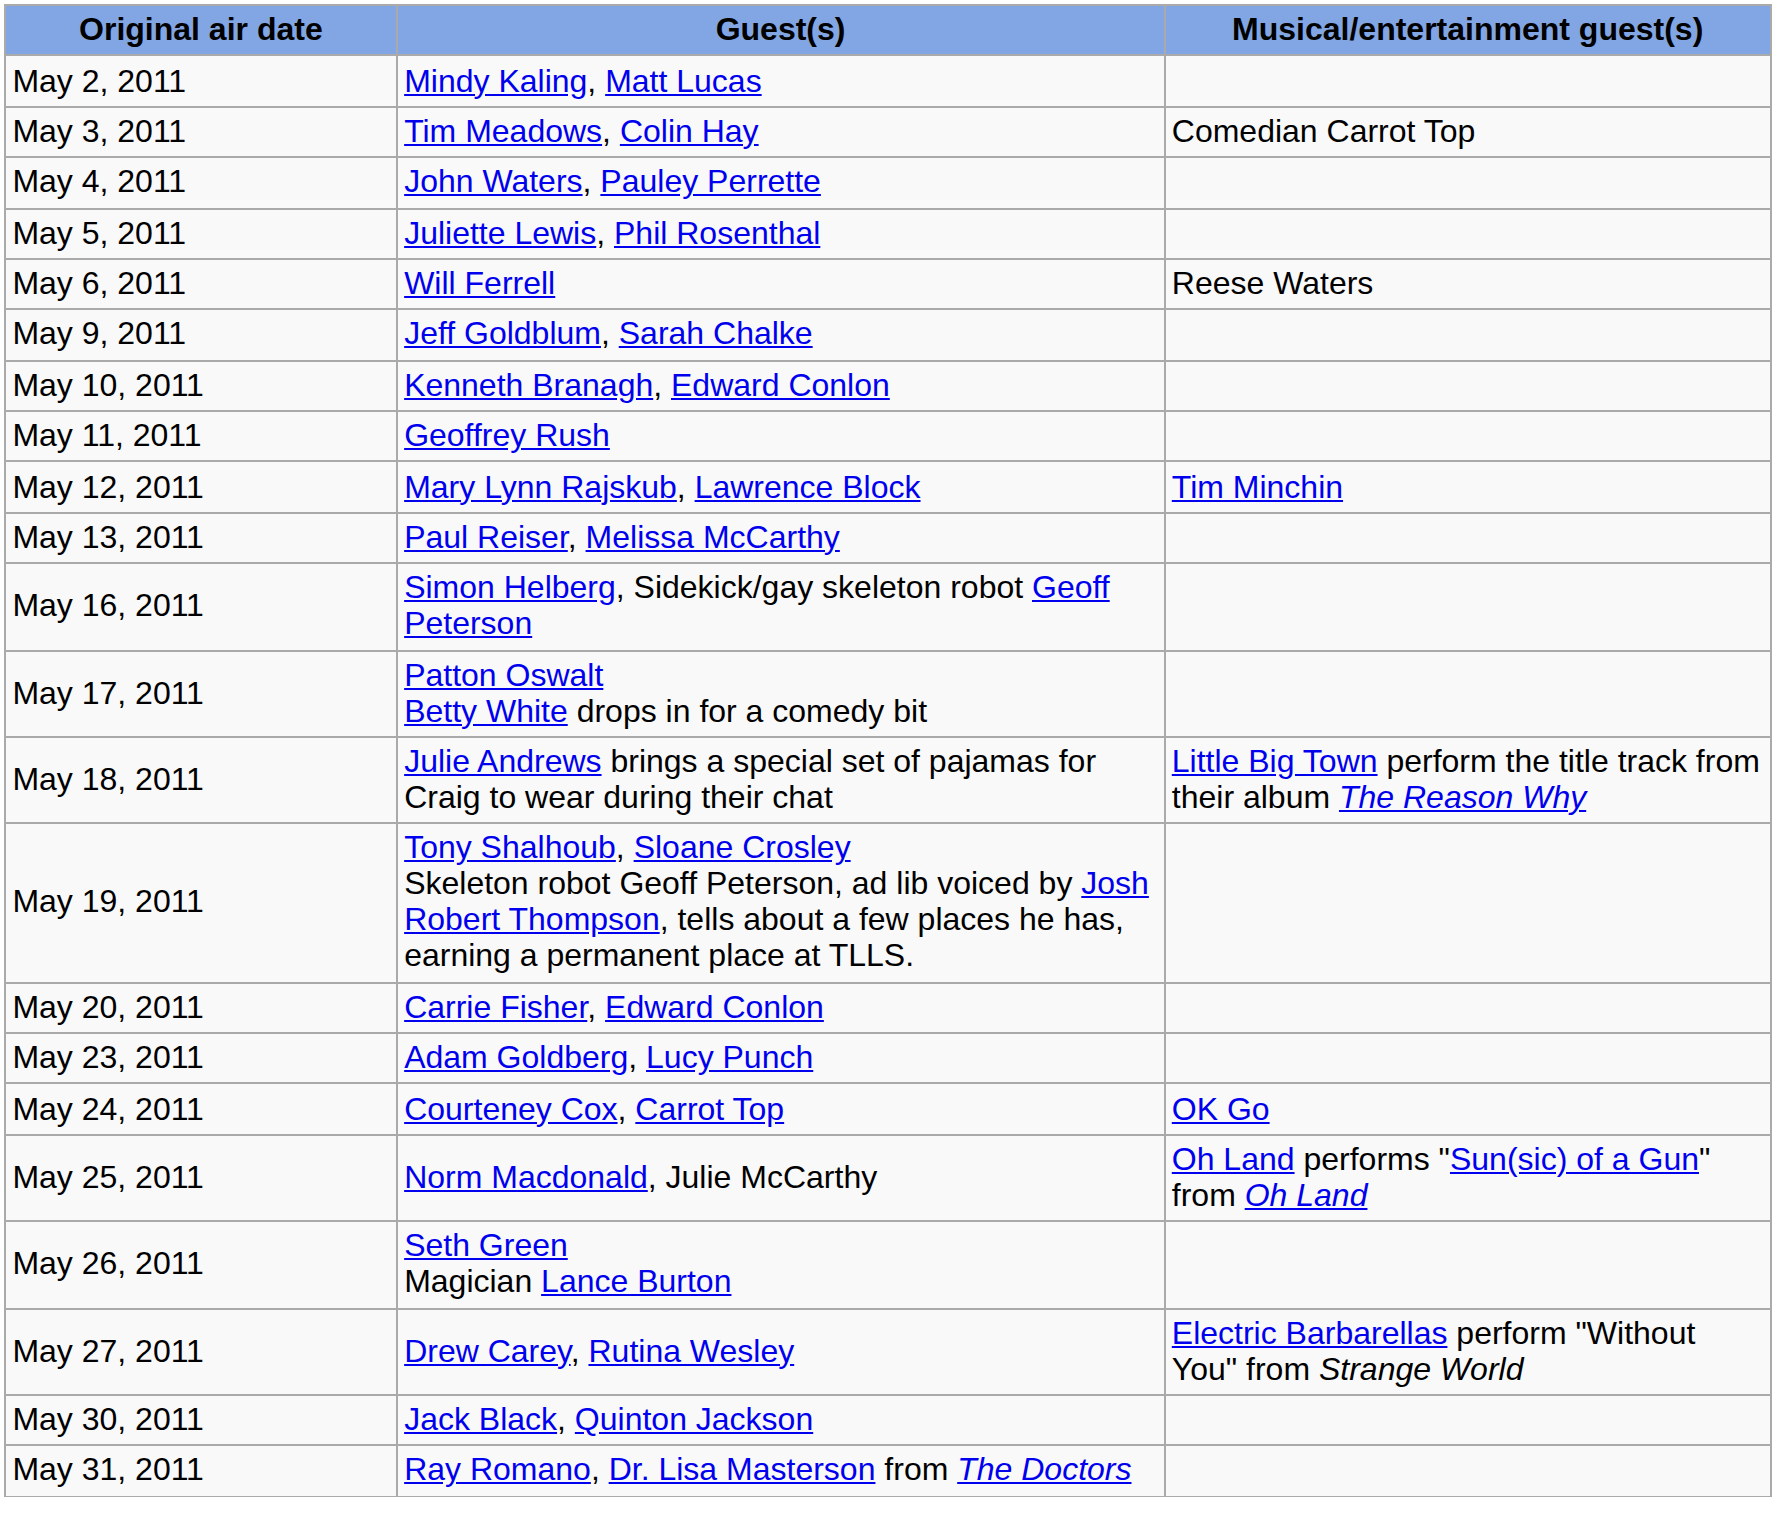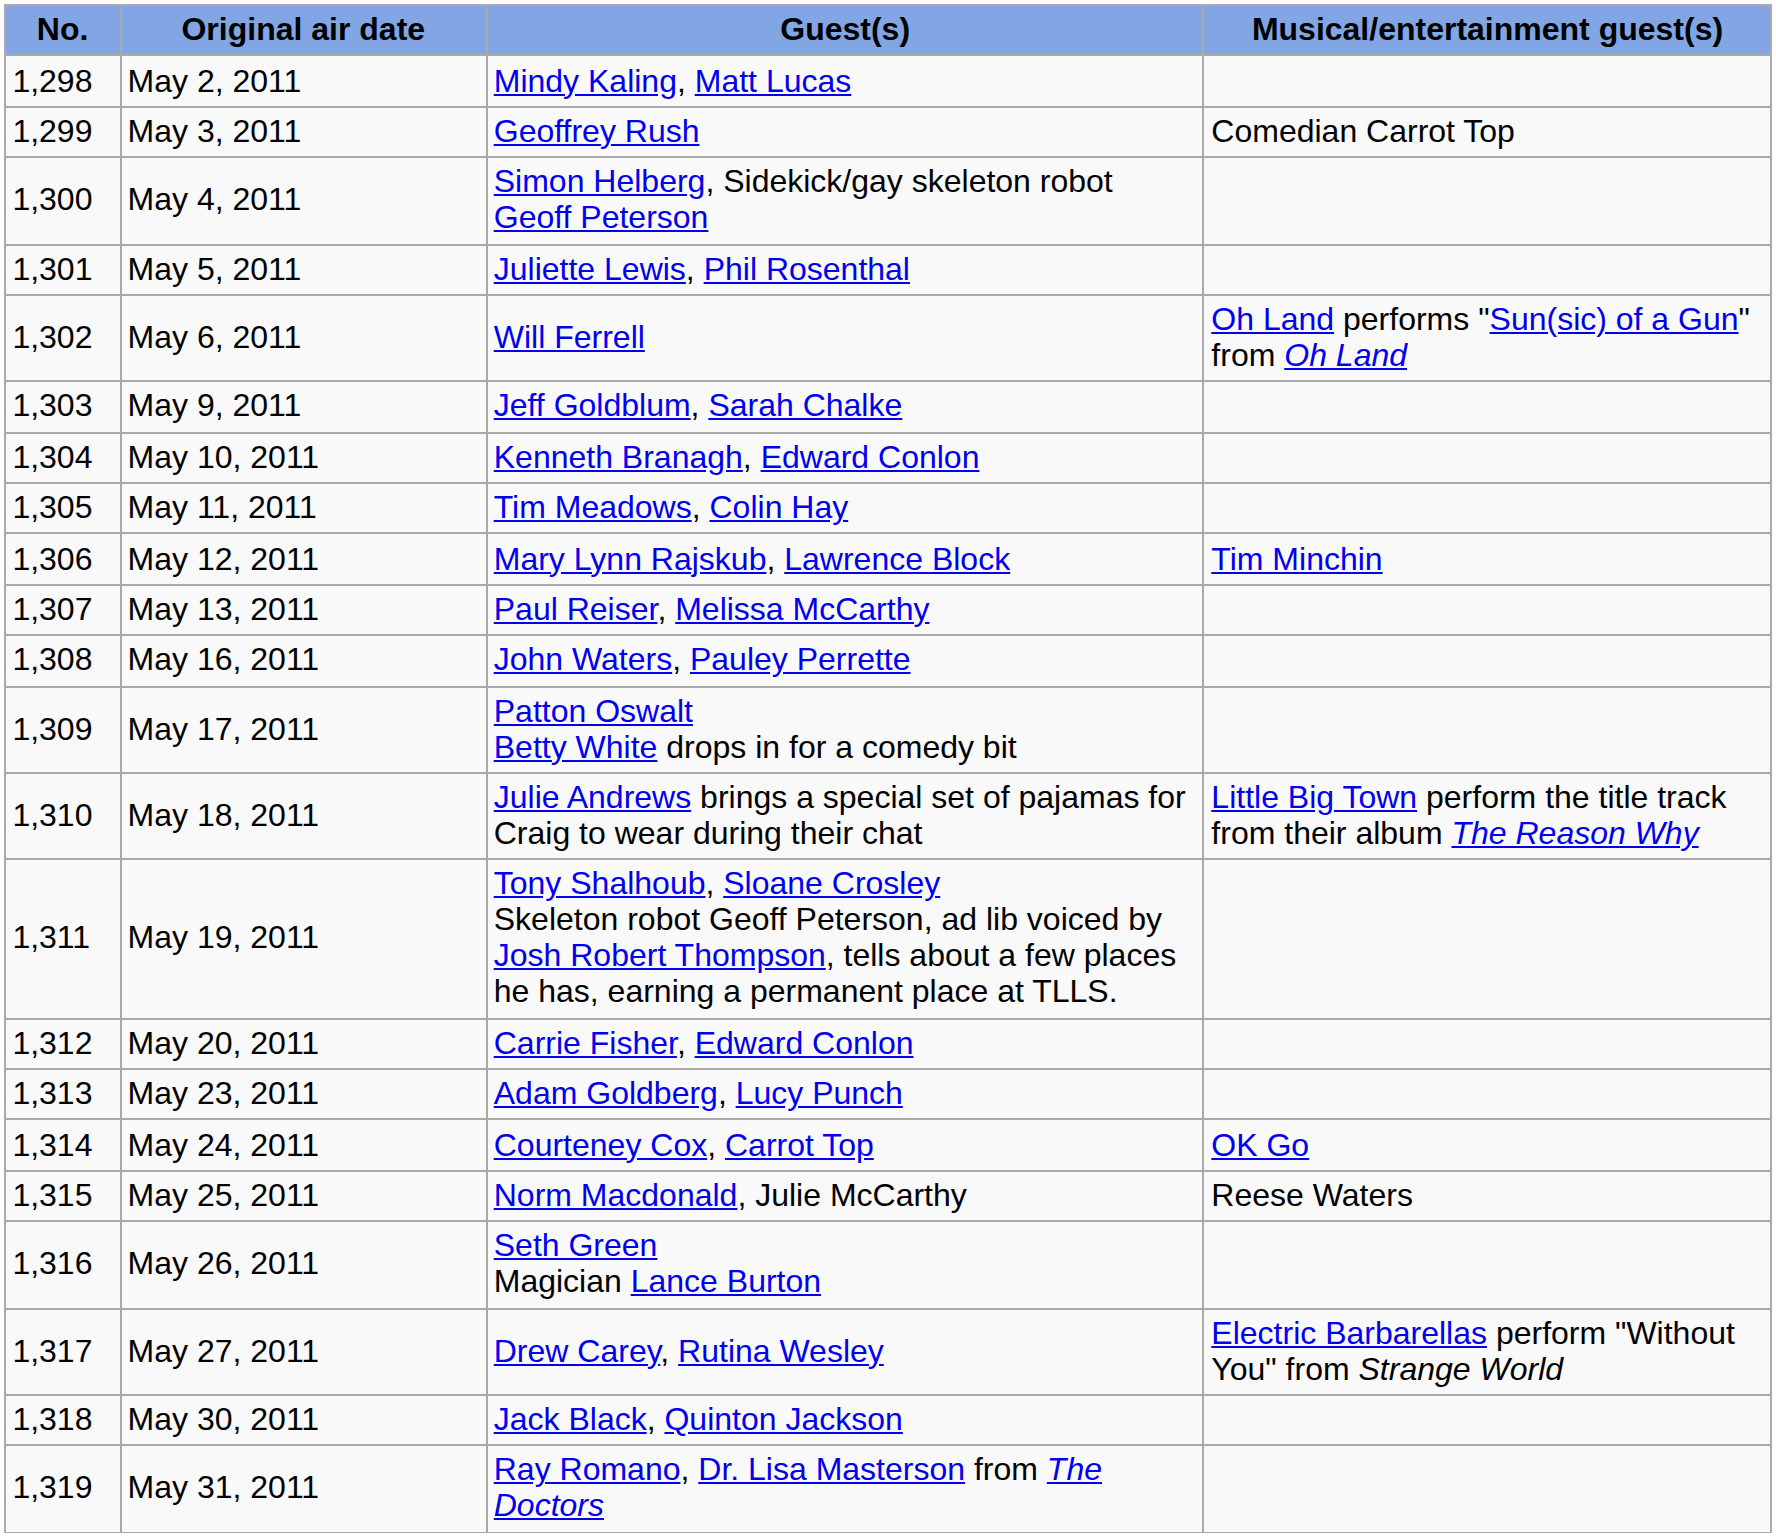+ column: (63, 29)
(581, 131) Tim Meadows, Colin Hay -> (597, 131) Geoffrey Rush
(613, 182) John Waters, Pauley Perrette -> (803, 200) Simon Helberg, Sidekick/gay skeleton robot Geoff Peterson
(1273, 283) Reese Waters -> (1481, 337) Oh Land performs "Sun(sic) of a Gun" from Oh Land
(507, 435) Geoffrey Rush -> (671, 507) Tim Meadows, Colin Hay
(757, 606) Simon Helberg, Sidekick/gay skeleton robot Geoff Peterson -> (702, 660) John Waters, Pauley Perrette
(1441, 1177) Oh Land performs "Sun(sic) of a Gun" from Oh Land -> (1312, 1195) Reese Waters
